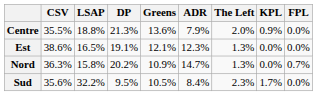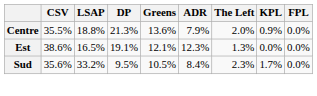- row: (23, 64)
(91, 82) 32.2% -> (91, 64) 33.2%
